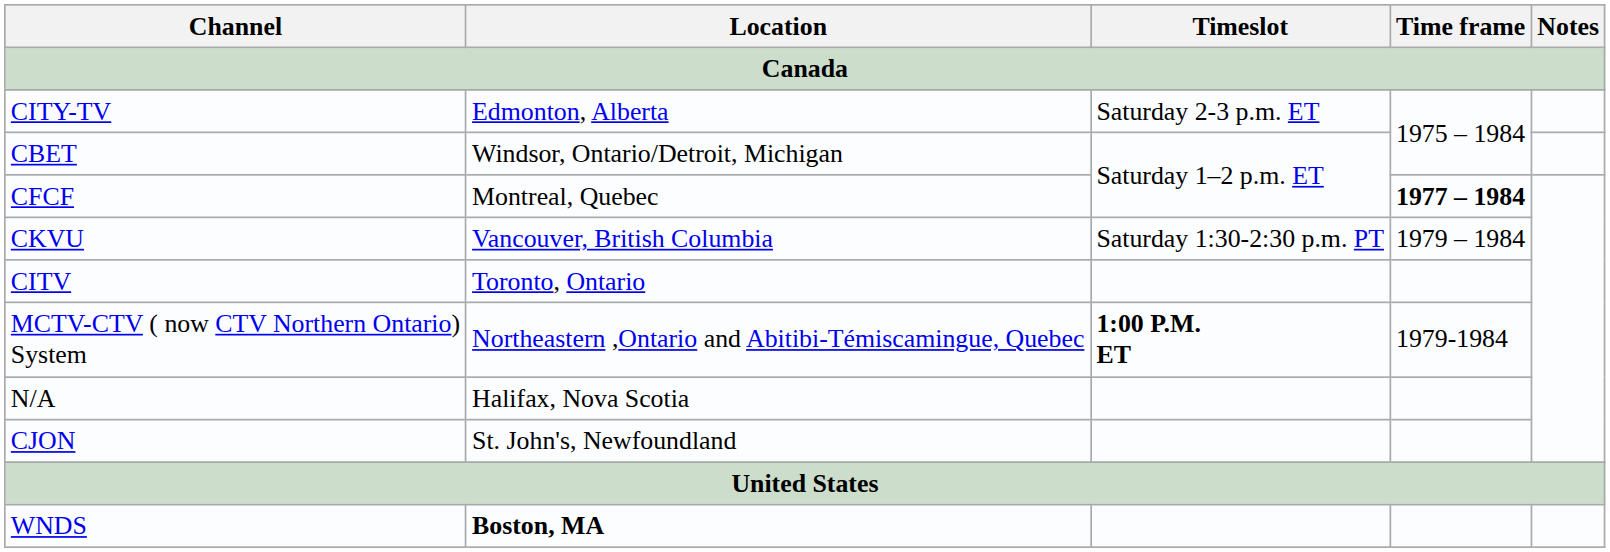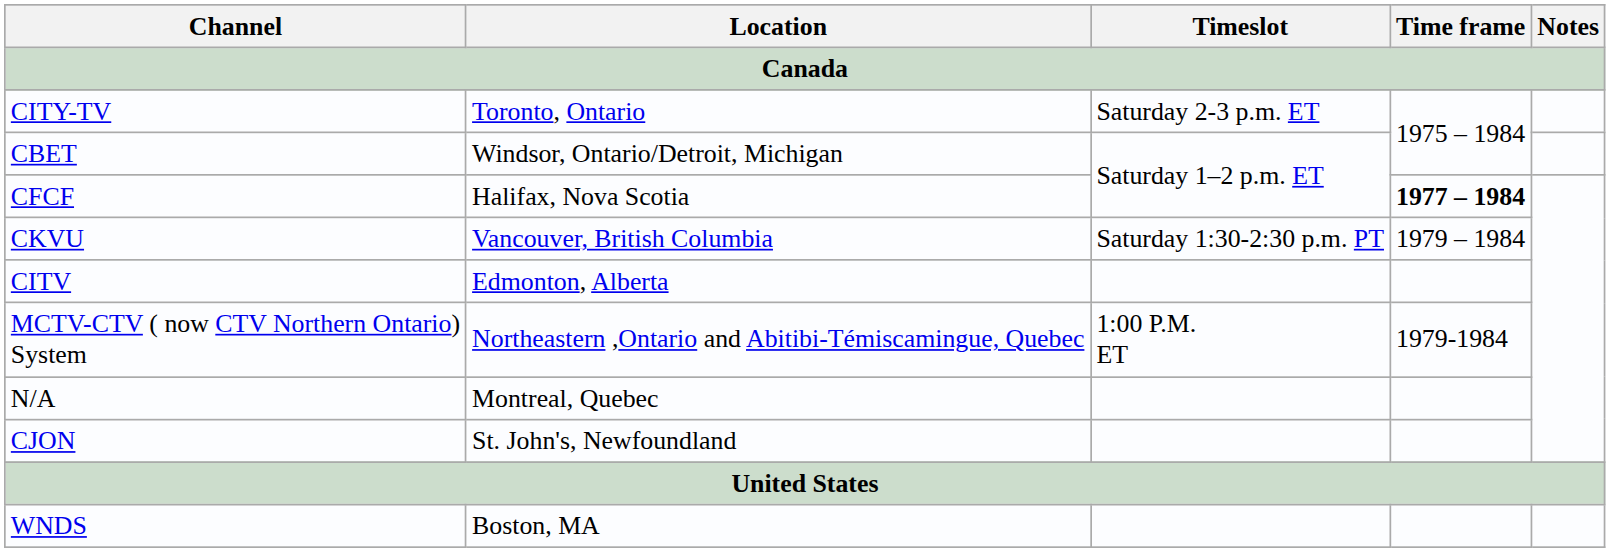(570, 111) Edmonton, Alberta -> (559, 111) Toronto, Ontario
(565, 196) Montreal, Quebec -> (581, 196) Halifax, Nova Scotia
(559, 281) Toronto, Ontario -> (570, 281) Edmonton, Alberta
(1149, 339) bold -> (1146, 339) normal
(581, 397) Halifax, Nova Scotia -> (565, 397) Montreal, Quebec
(538, 525) bold -> (536, 525) normal
